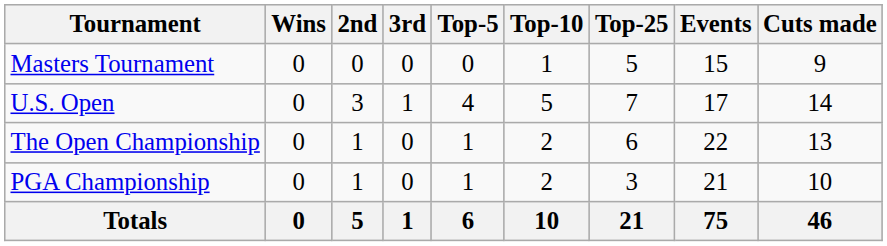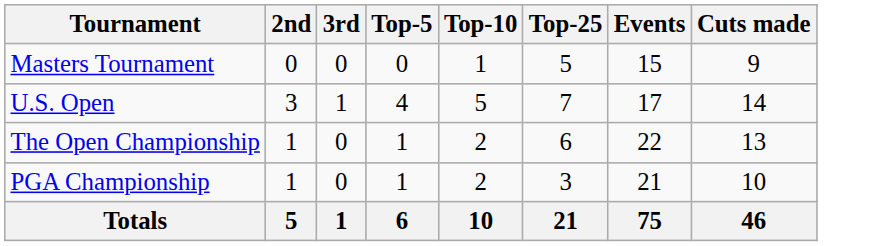- column: (299, 24)
